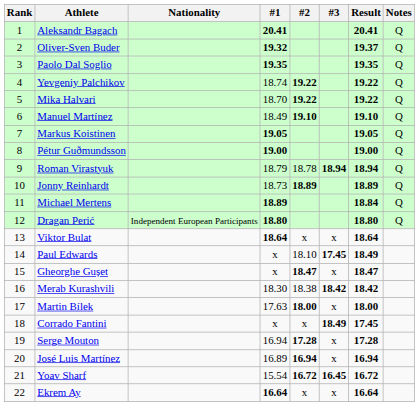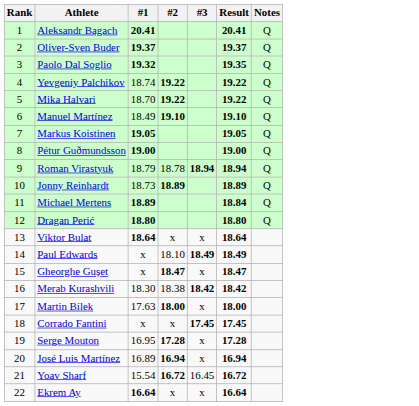- column: (194, 13)
(275, 47) 19.32 -> (143, 47) 19.37
(275, 64) 19.35 -> (143, 64) 19.32
(334, 254) 17.45 -> (202, 254) 18.49
(334, 323) 18.49 -> (202, 323) 17.45
(275, 340) 16.94 -> (143, 340) 16.95
(334, 375) bold -> (202, 375) normal
